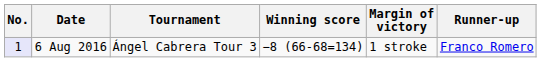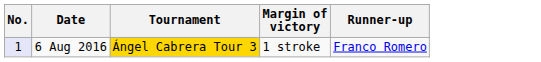- column: (313, 21)
(185, 47) no background -> (185, 47) gold background
